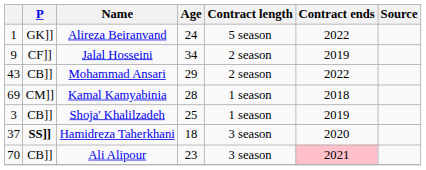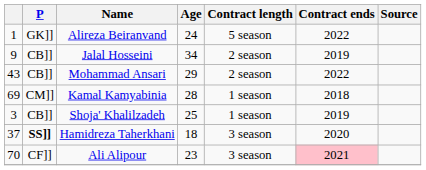(40, 54) CF]] -> (40, 54) CB]]
(40, 154) CB]] -> (40, 154) CF]]
